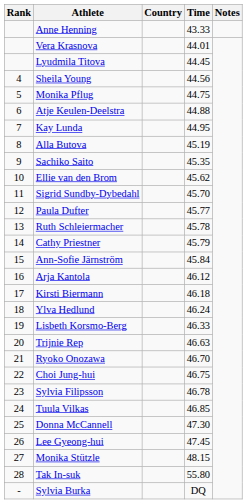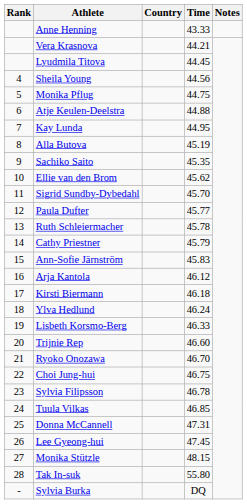(198, 45) 44.01 -> (198, 45) 44.21
(198, 260) 45.84 -> (198, 260) 45.83
(198, 342) 46.63 -> (198, 342) 46.60
(198, 425) 47.30 -> (198, 425) 47.31
